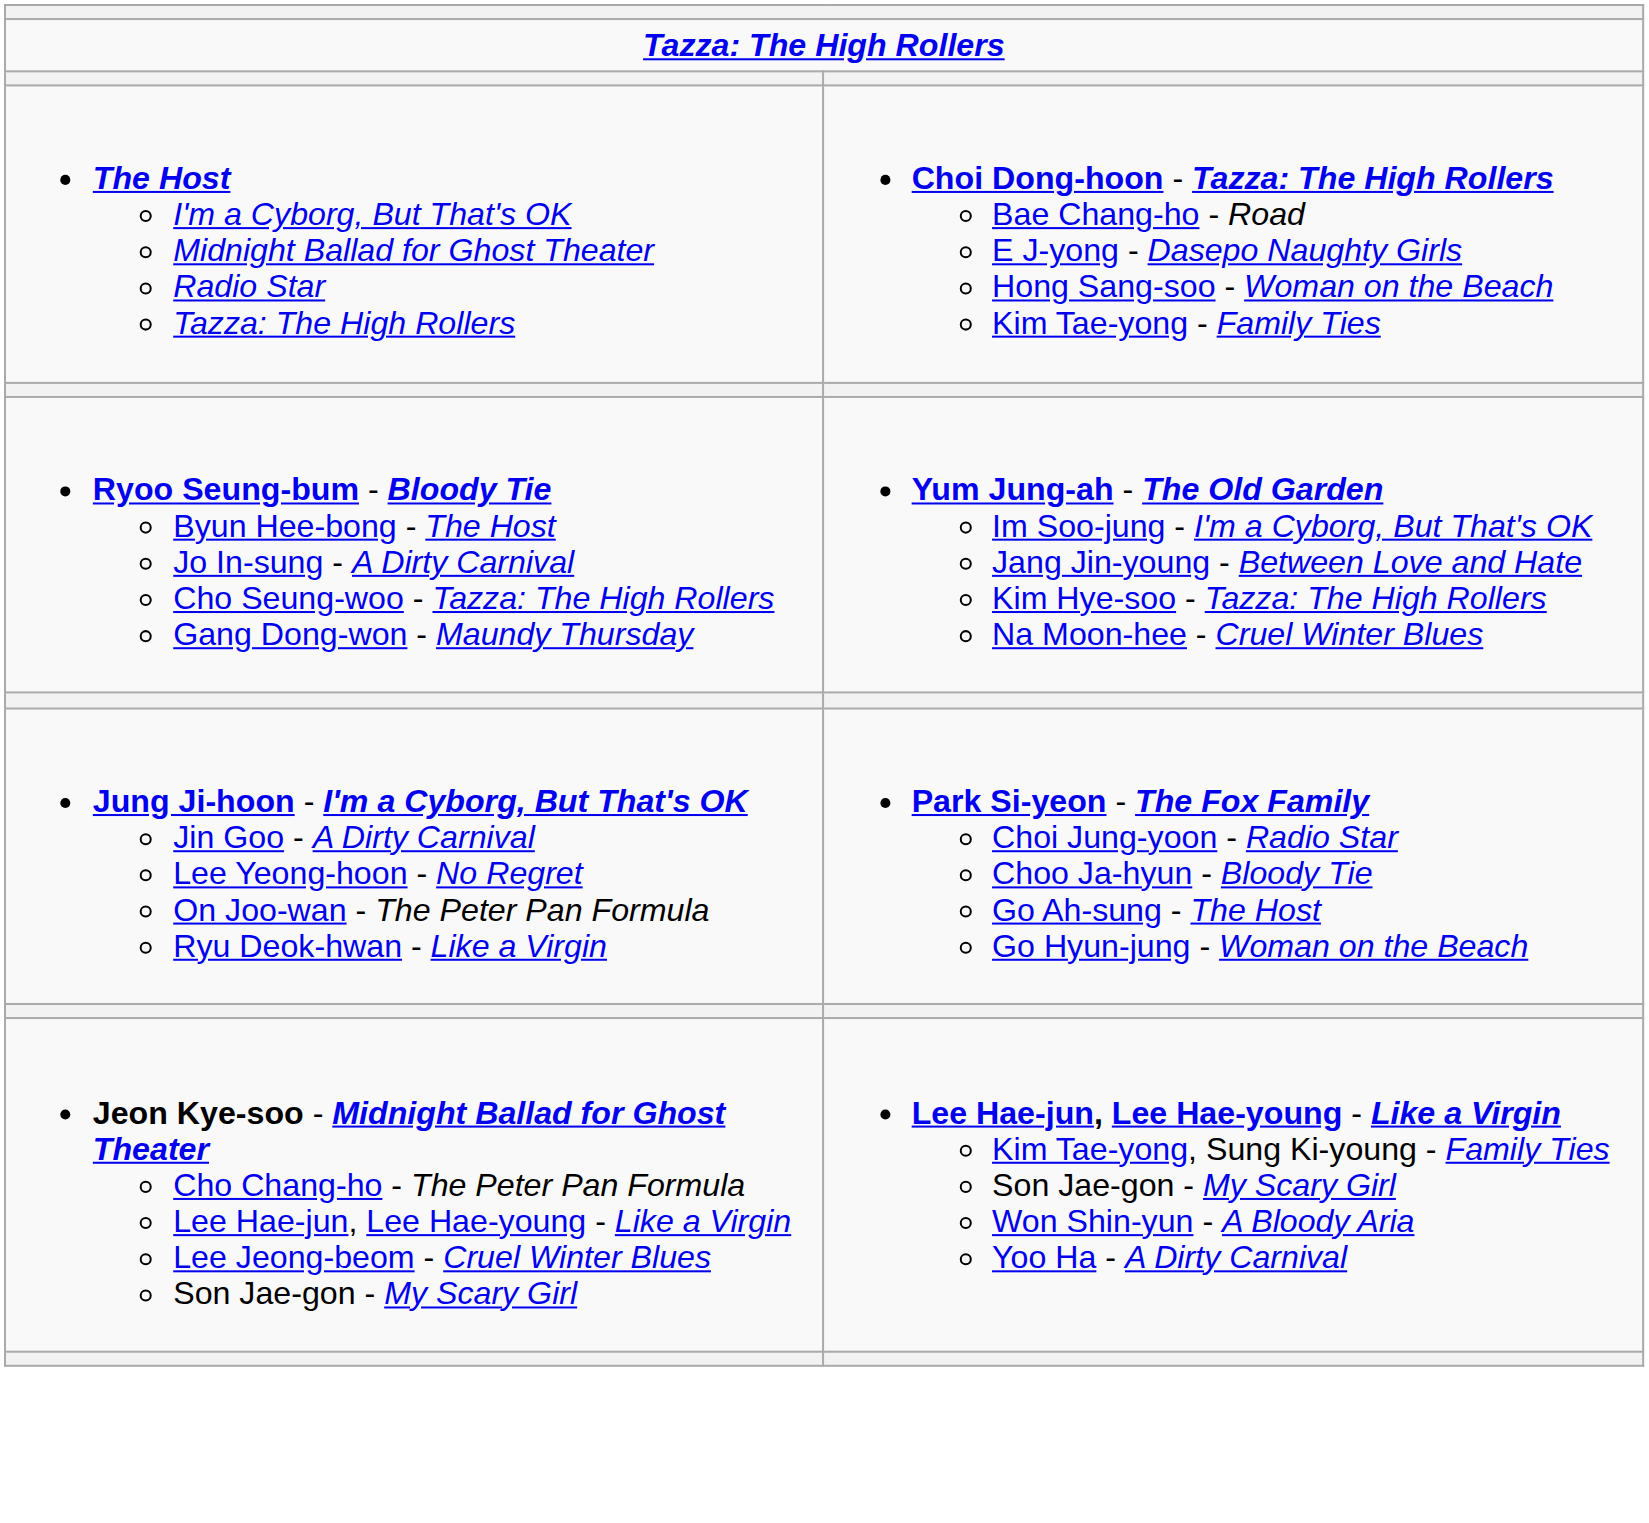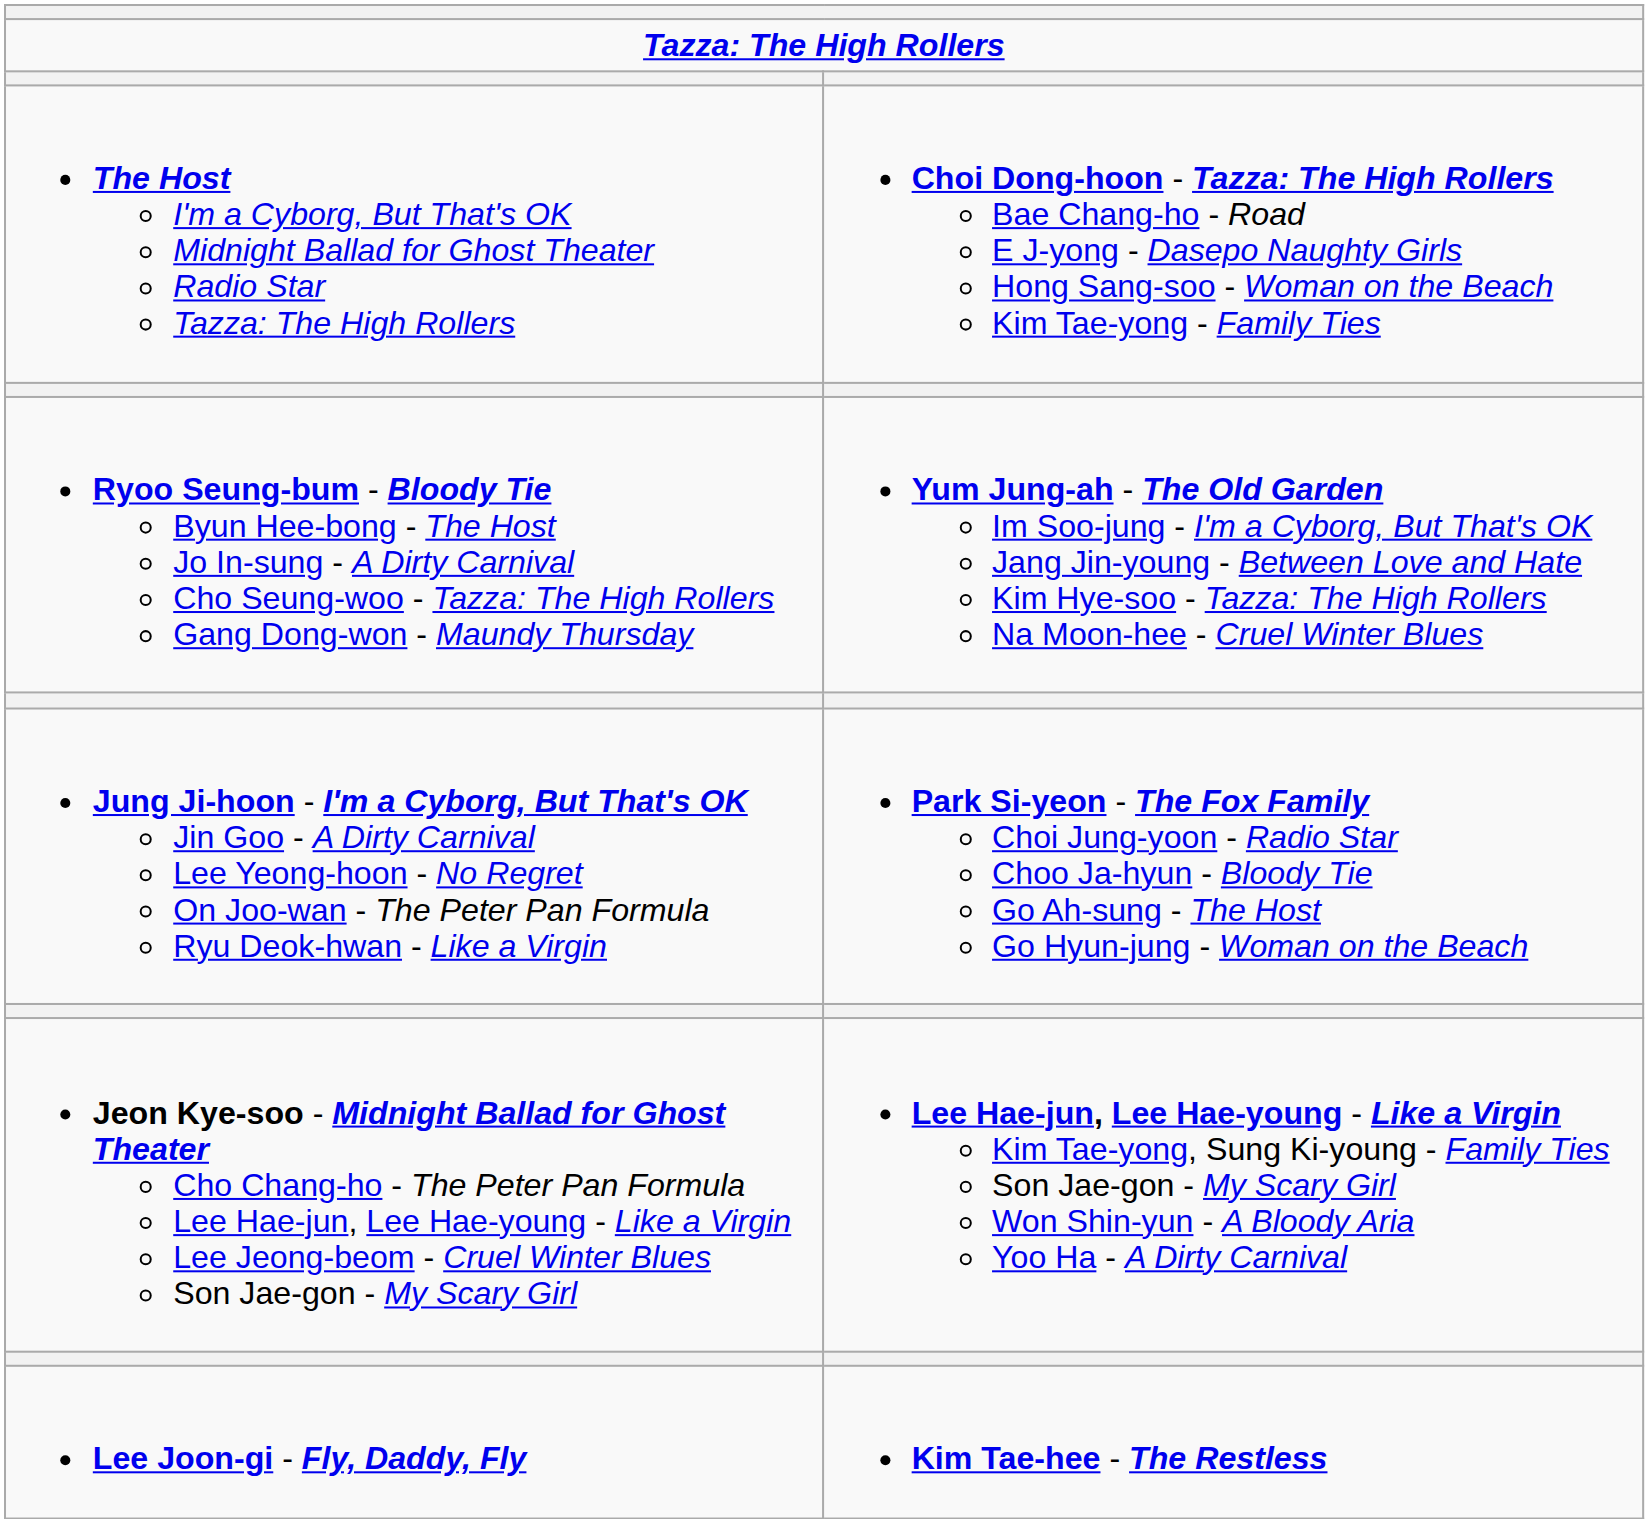+ row: (414, 1460)
